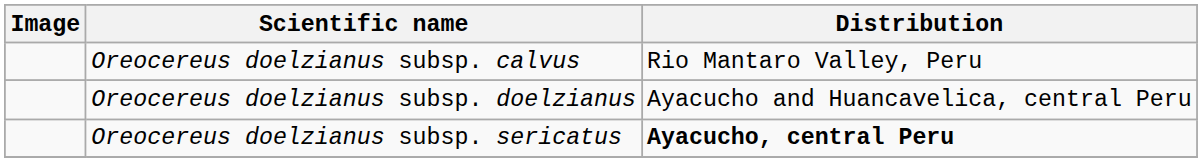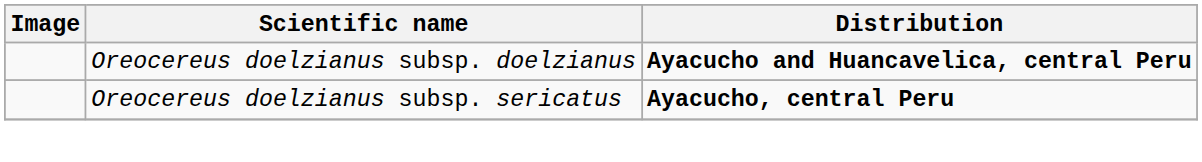- row: (336, 62)
(919, 100) normal -> (919, 62) bold
